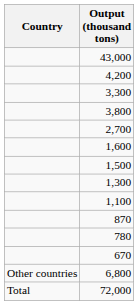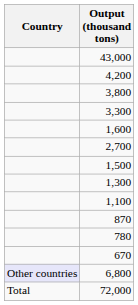rows swapped: (118, 111) <-> (118, 93)
rows swapped: (118, 129) <-> (118, 147)
(42, 273) no background -> (42, 273) lavender background
